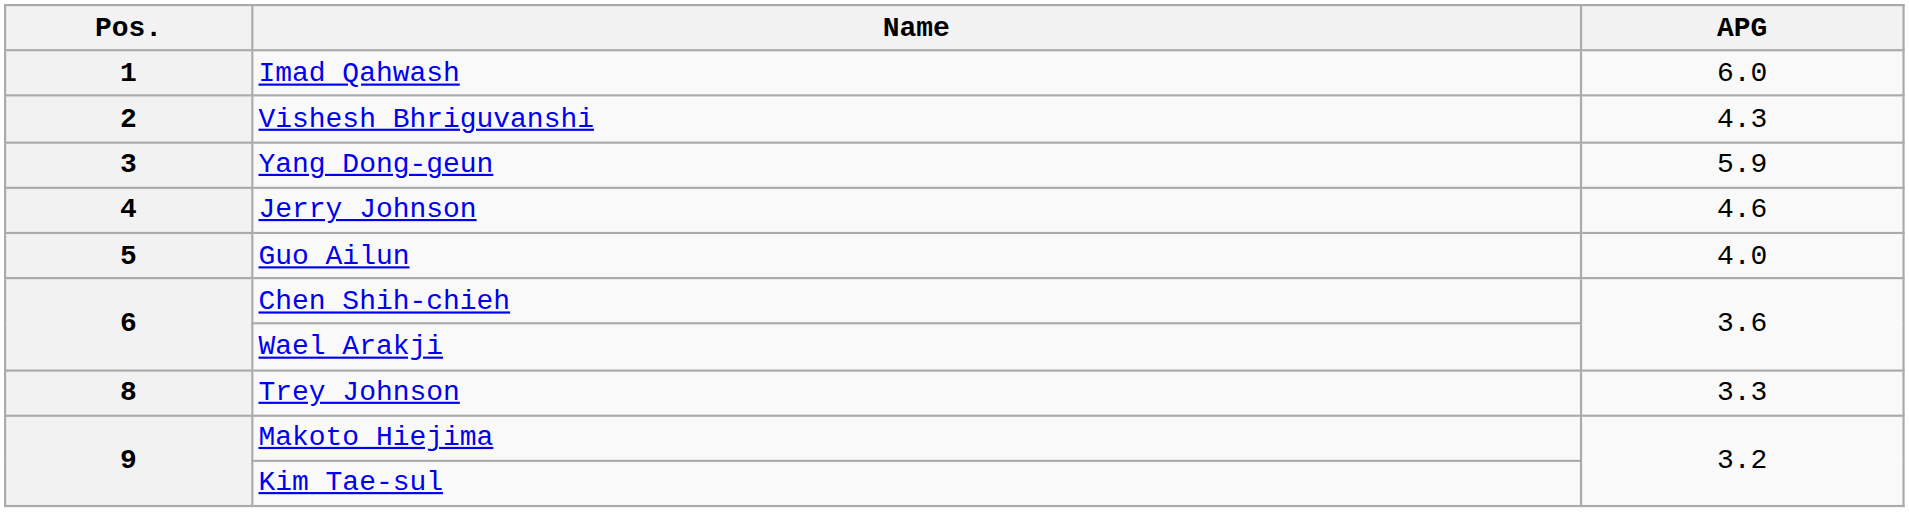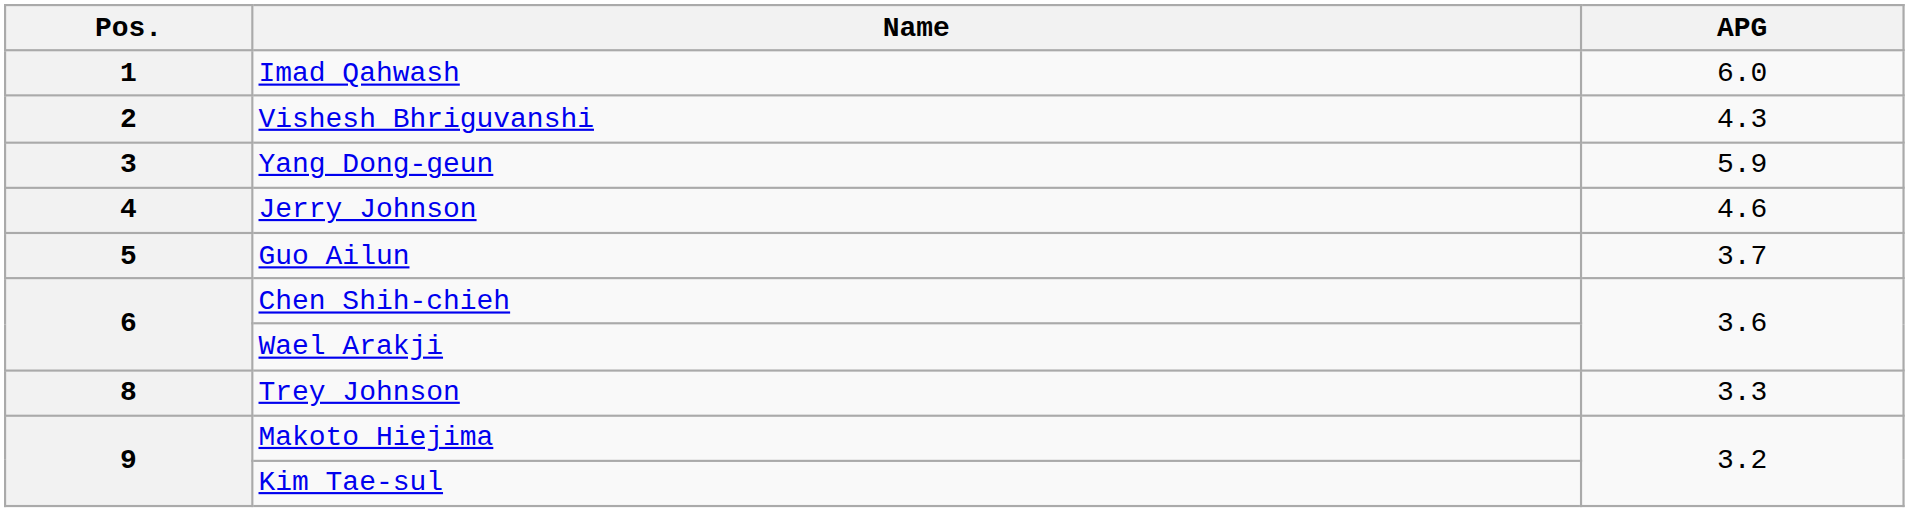(1742, 256) 4.0 -> (1742, 256) 3.7
